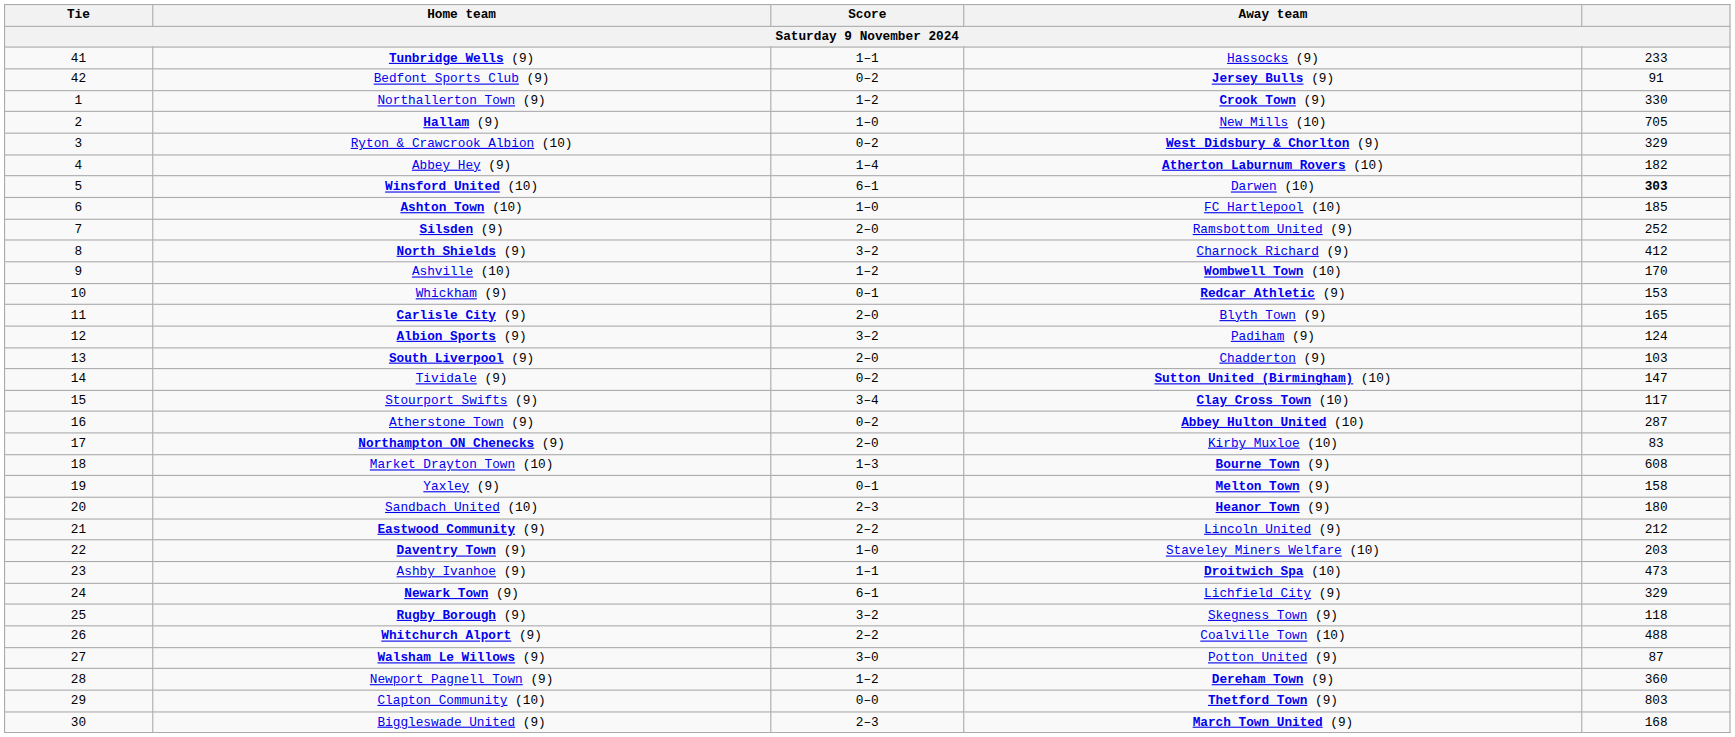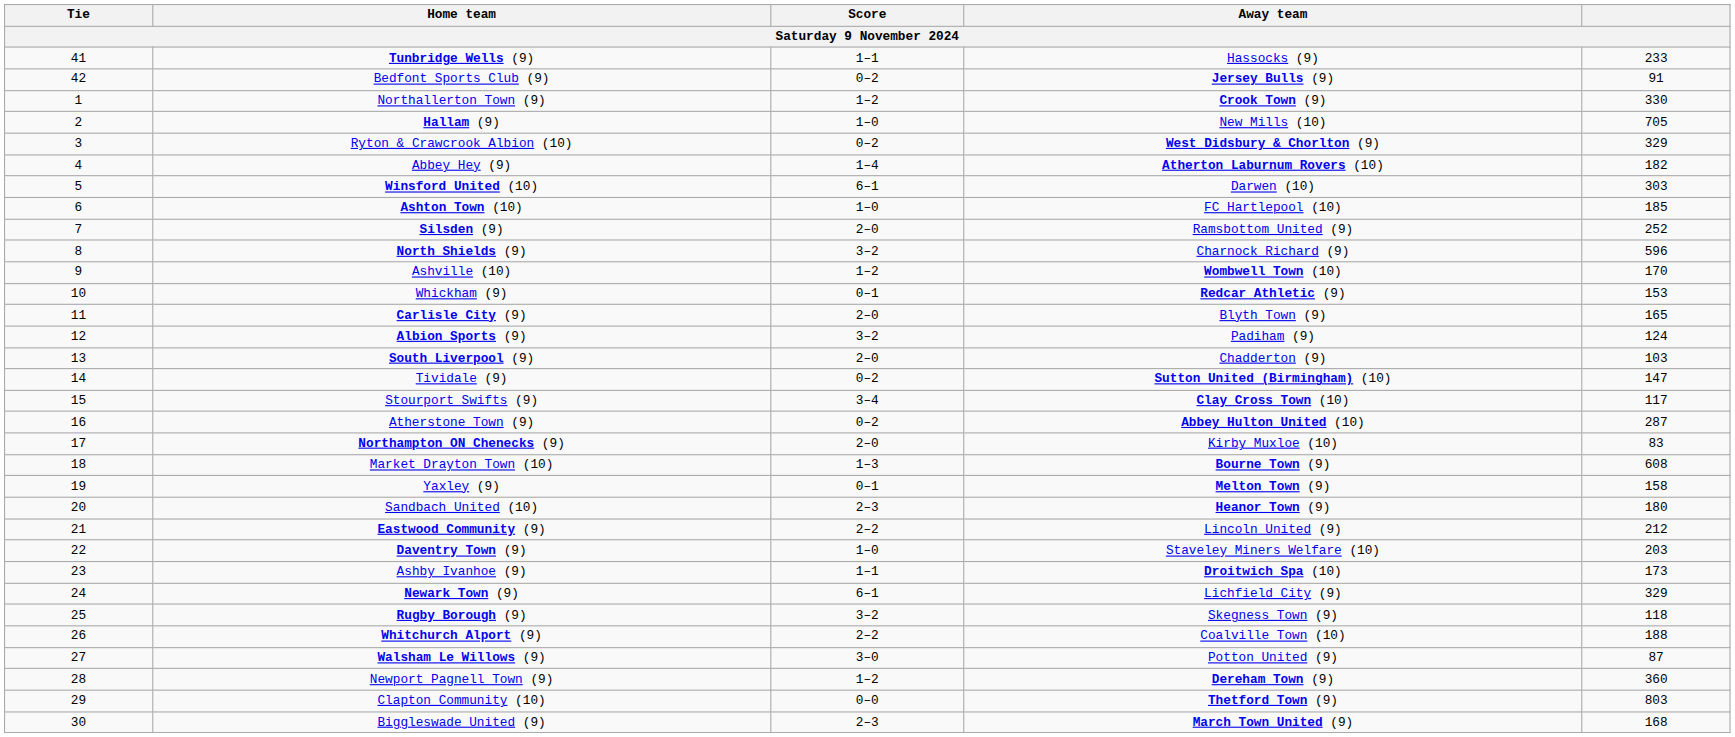(1656, 186) bold -> (1656, 186) normal
(1656, 251) 412 -> (1656, 251) 596
(1656, 572) 473 -> (1656, 572) 173
(1656, 636) 488 -> (1656, 636) 188
